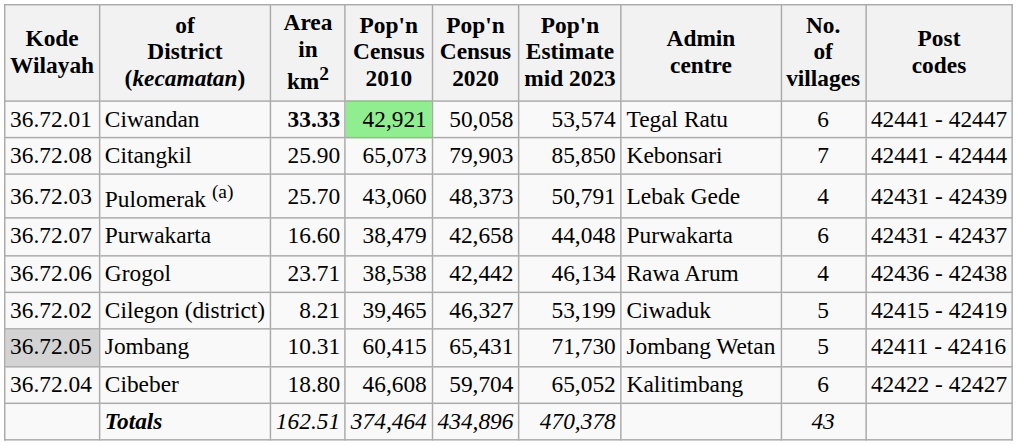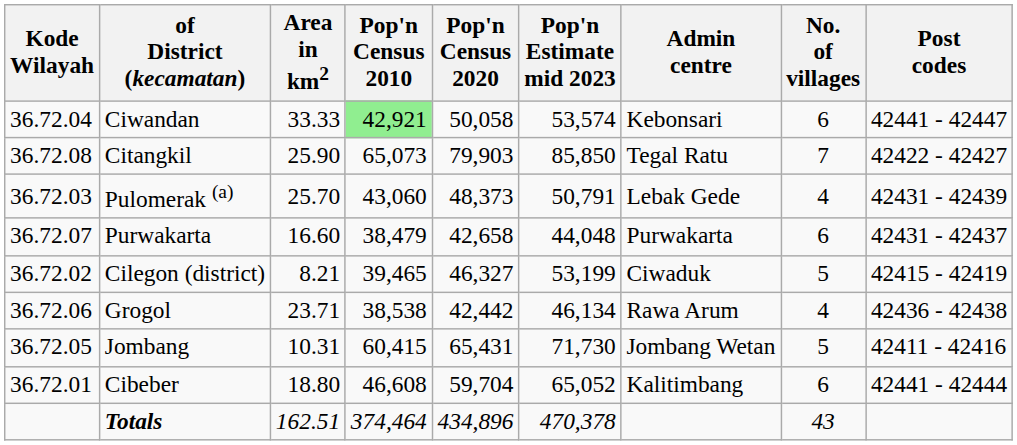(51, 118) 36.72.01 -> (51, 118) 36.72.04
(314, 118) bold -> (314, 118) normal
(677, 118) Tegal Ratu -> (675, 118) Kebonsari
(675, 155) Kebonsari -> (677, 155) Tegal Ratu
(939, 155) 42441 - 42444 -> (939, 155) 42422 - 42427
rows swapped: (138, 273) <-> (185, 310)
(51, 347) lightgrey background -> (51, 347) no background
(51, 384) 36.72.04 -> (51, 384) 36.72.01
(939, 384) 42422 - 42427 -> (939, 384) 42441 - 42444
